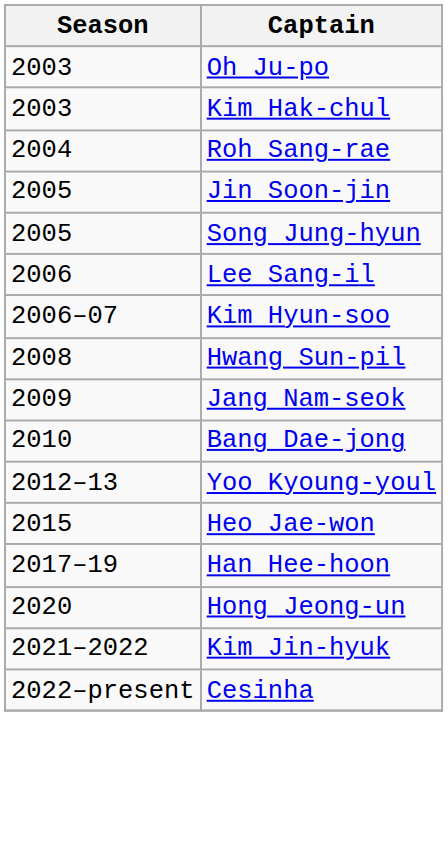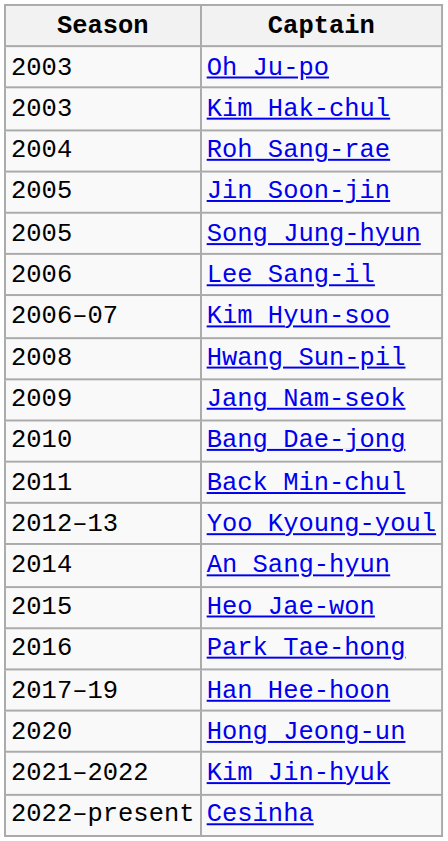+ row: (306, 483)
+ row: (298, 566)
+ row: (306, 649)
